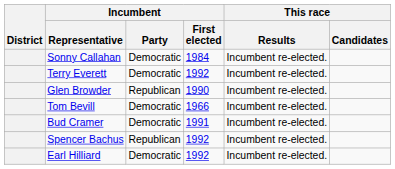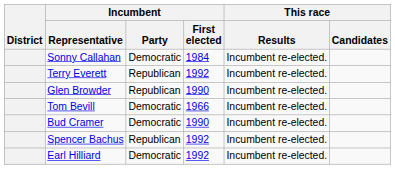(155, 73) Democratic -> (154, 73) Republican
(197, 123) 1991 -> (197, 123) 1990
